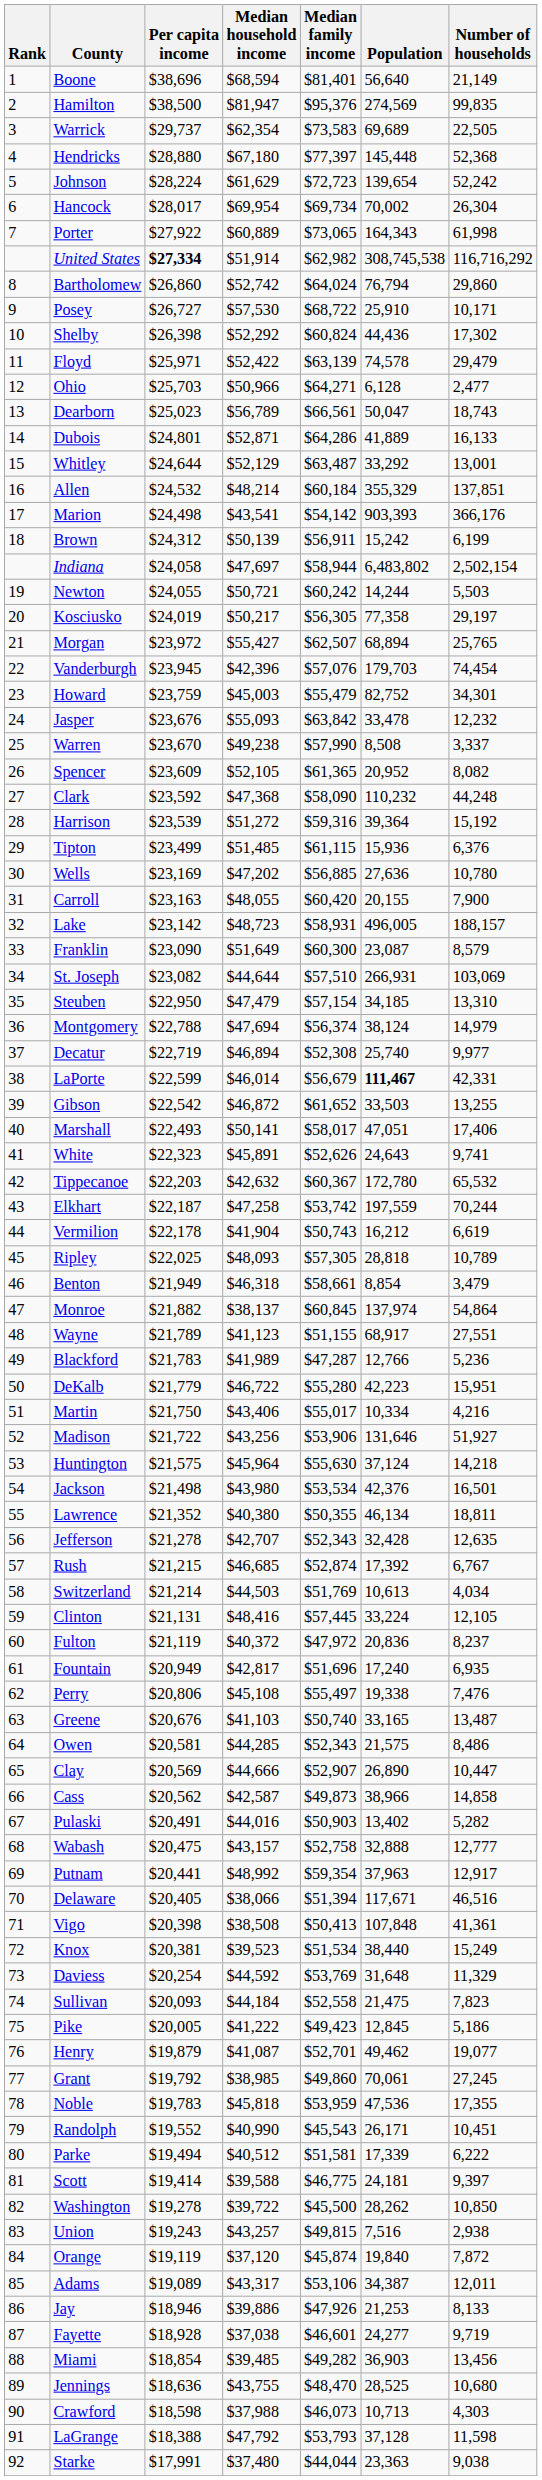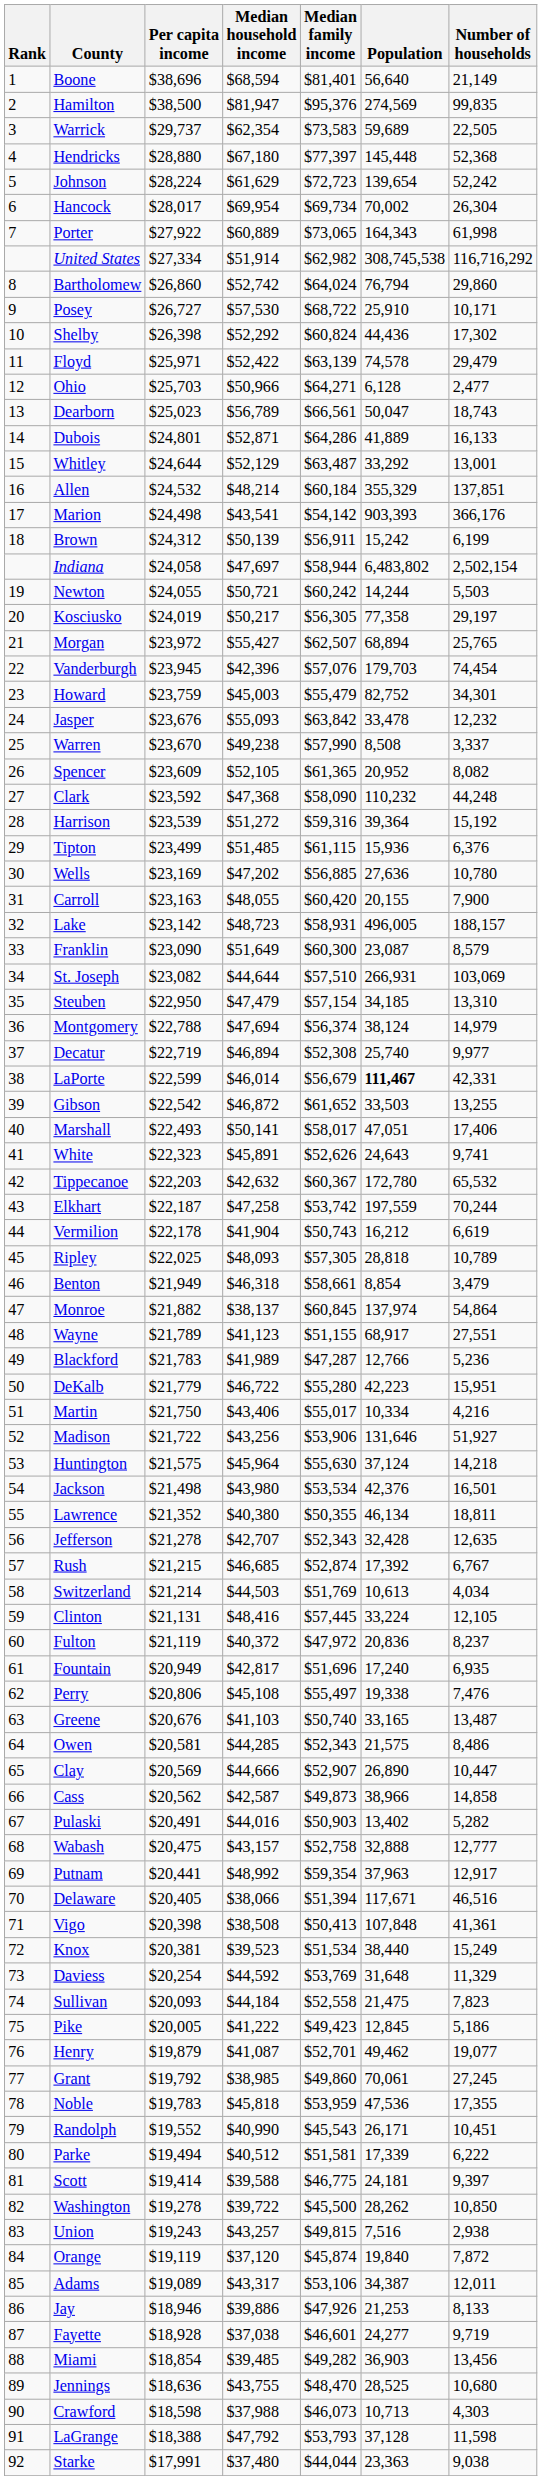(387, 130) 69,689 -> (387, 130) 59,689
(175, 258) bold -> (175, 258) normal
